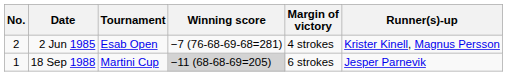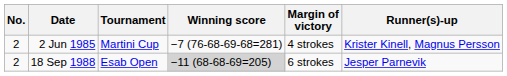(129, 44) Esab Open -> (130, 44) Martini Cup
(16, 62) 1 -> (16, 62) 2
(130, 62) Martini Cup -> (129, 62) Esab Open
